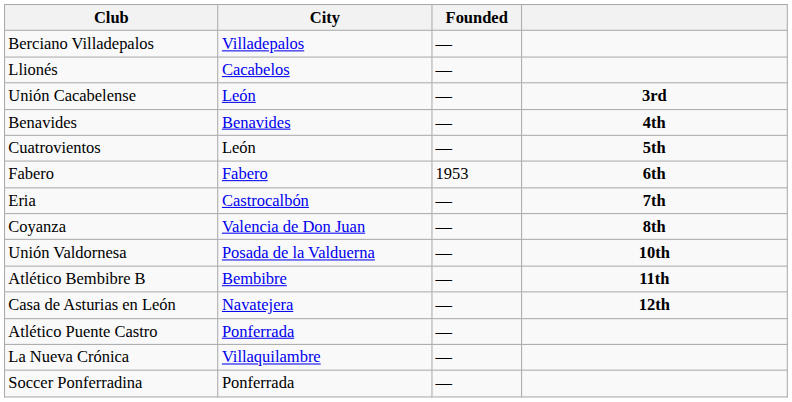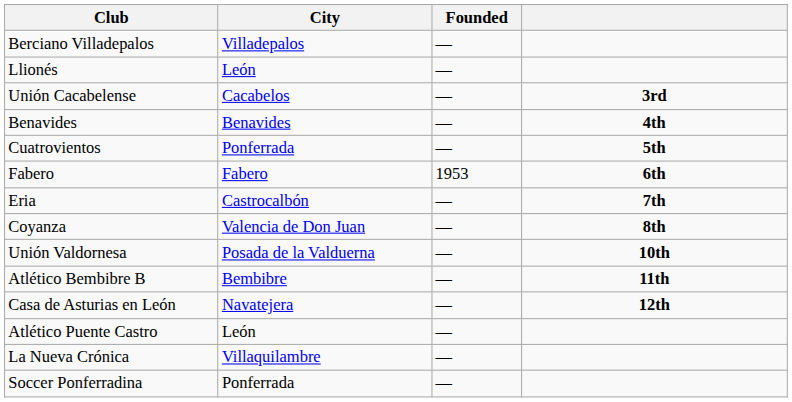(256, 69) Cacabelos -> (239, 69) León
(239, 95) León -> (256, 95) Cacabelos
(239, 148) León -> (258, 148) Ponferrada
(258, 331) Ponferrada -> (239, 331) León
